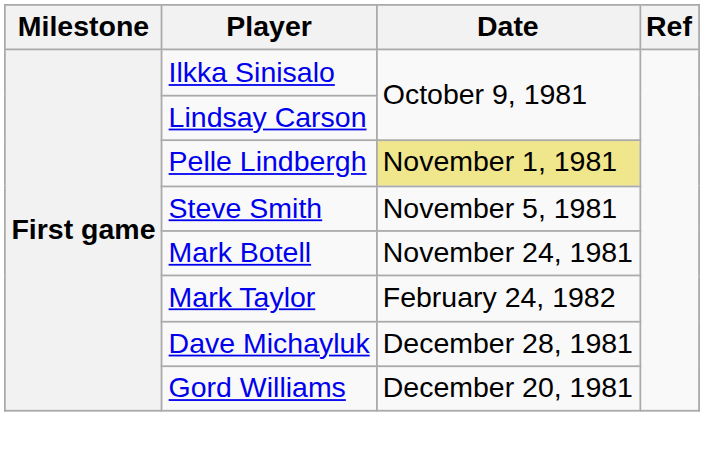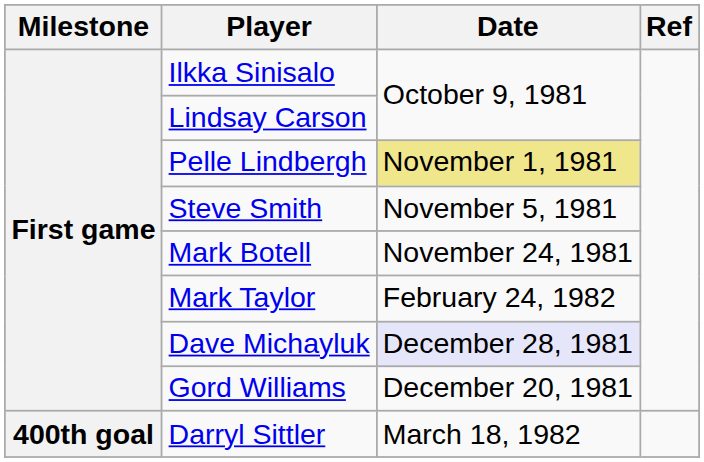(508, 343) no background -> (508, 343) lavender background
+ row: (247, 433)
